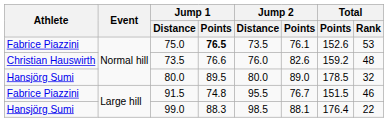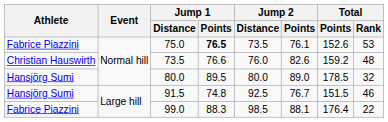(43, 94) Fabrice Piazzini -> (40, 94) Hansjörg Sumi
(258, 94) 95.5 -> (258, 94) 92.5
(40, 110) Hansjörg Sumi -> (43, 110) Fabrice Piazzini
